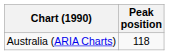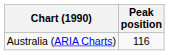(141, 41) 118 -> (141, 41) 116
